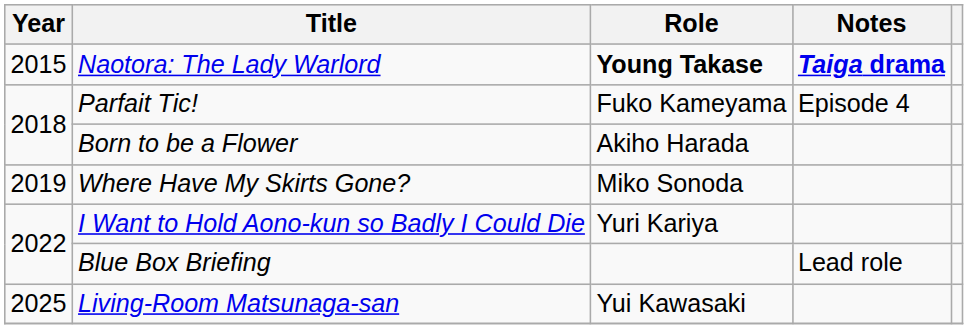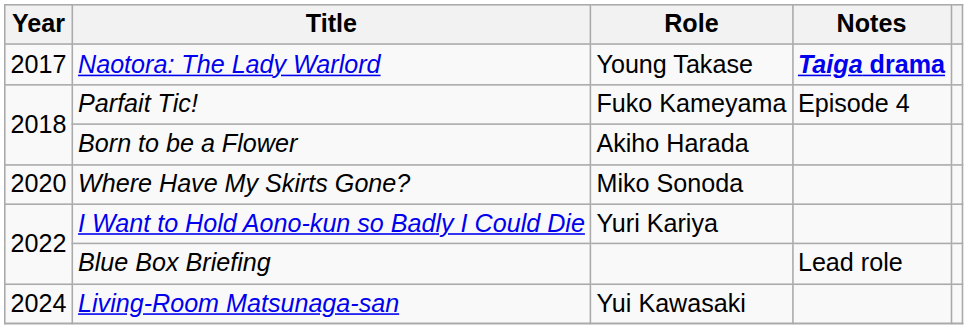(39, 64) 2015 -> (39, 64) 2017
(680, 64) bold -> (675, 64) normal
(39, 183) 2019 -> (39, 183) 2020
(39, 303) 2025 -> (39, 303) 2024
